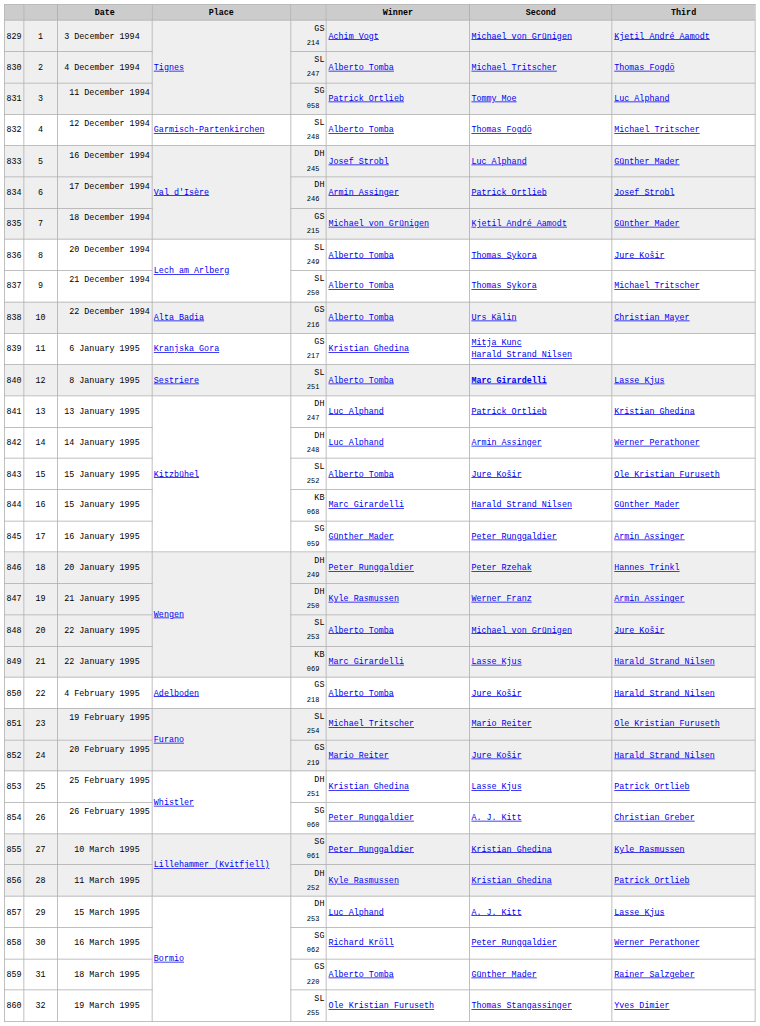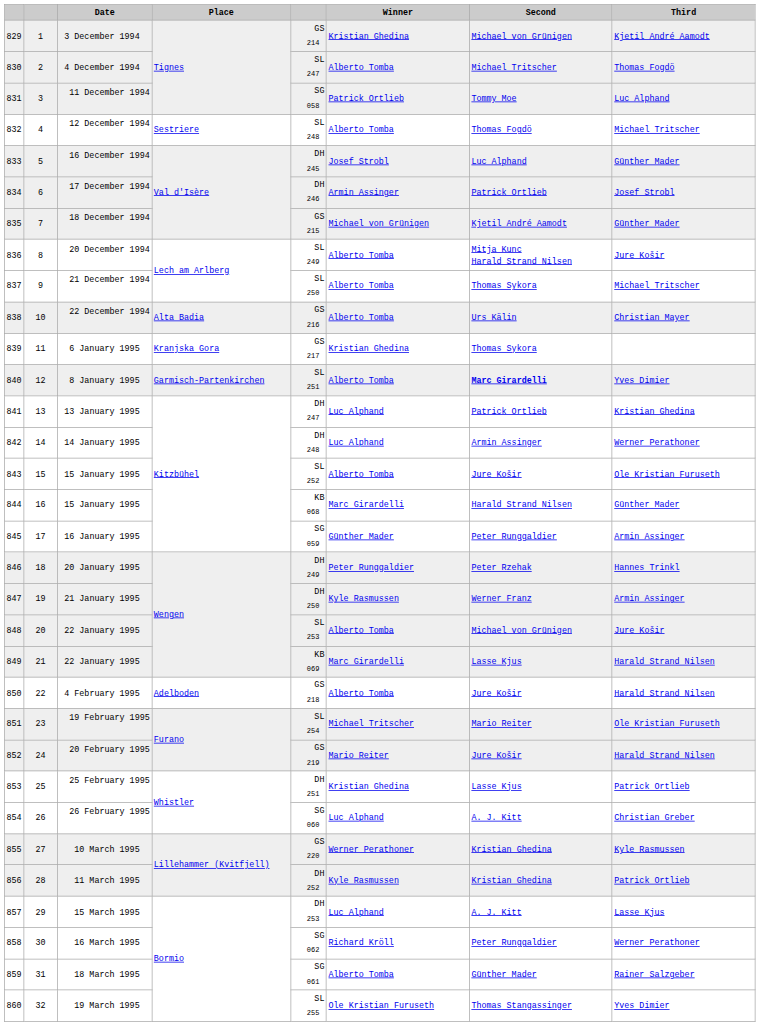(354, 36) Achim Vogt -> (369, 36) Kristian Ghedina
(209, 130) Garmisch-Partenkirchen -> (176, 130) Sestriere
(504, 255) Thomas Sykora -> (522, 255) Mitja Kunc Harald Strand Nilsen
(522, 349) Mitja Kunc Harald Strand Nilsen -> (504, 349) Thomas Sykora
(176, 380) Sestriere -> (209, 380) Garmisch-Partenkirchen
(639, 380) Lasse Kjus -> (642, 380) Yves Dimier
(371, 818) Peter Runggaldier -> (356, 818) Luc Alphand
(316, 849) SG 061 -> (316, 849) GS 220
(371, 849) Peter Runggaldier -> (371, 849) Werner Perathoner
(316, 974) GS 220 -> (316, 974) SG 061
